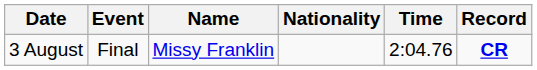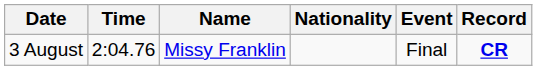columns swapped: (118, 19) <-> (421, 19)
